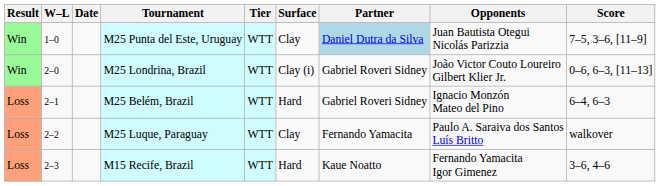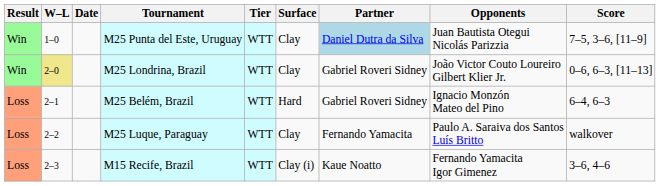(52, 71) no background -> (52, 71) khaki background
(296, 70) Clay (i) -> (289, 70) Clay
(290, 165) Hard -> (296, 165) Clay (i)
